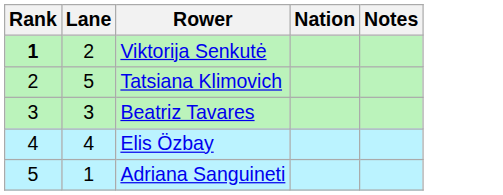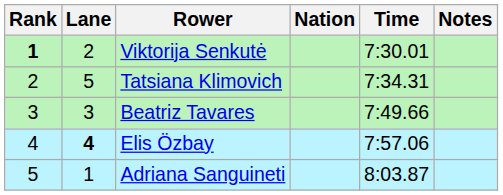+ column: (397, 19)
(89, 143) normal -> (89, 143) bold
